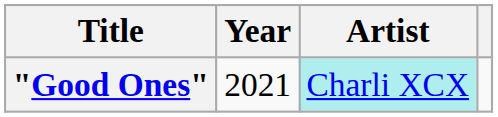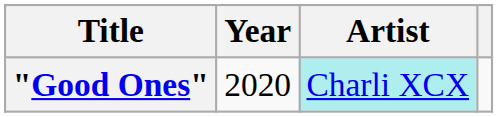(258, 84) 2021 -> (258, 84) 2020
